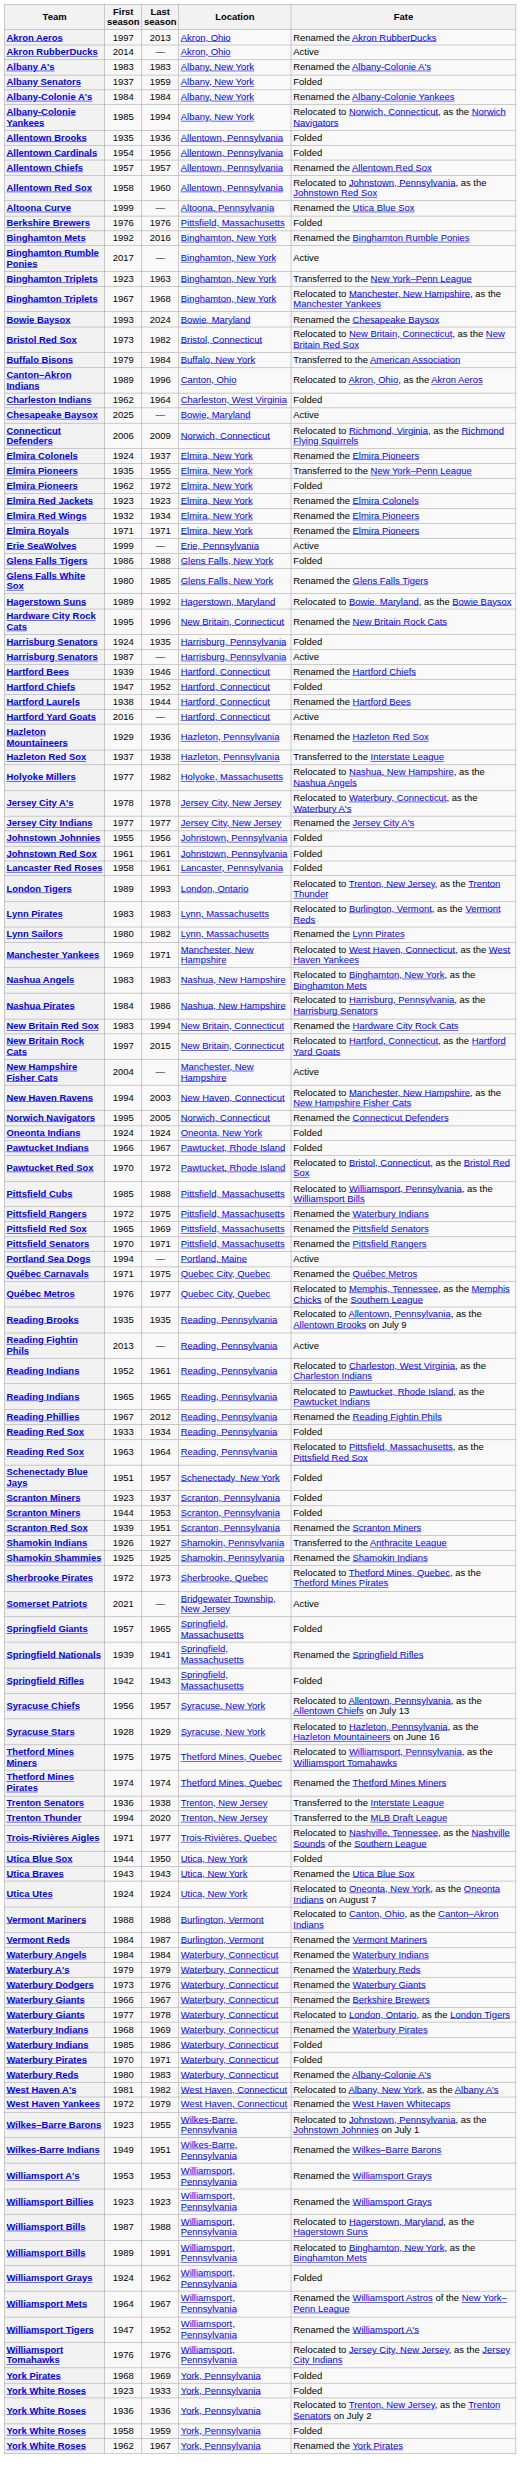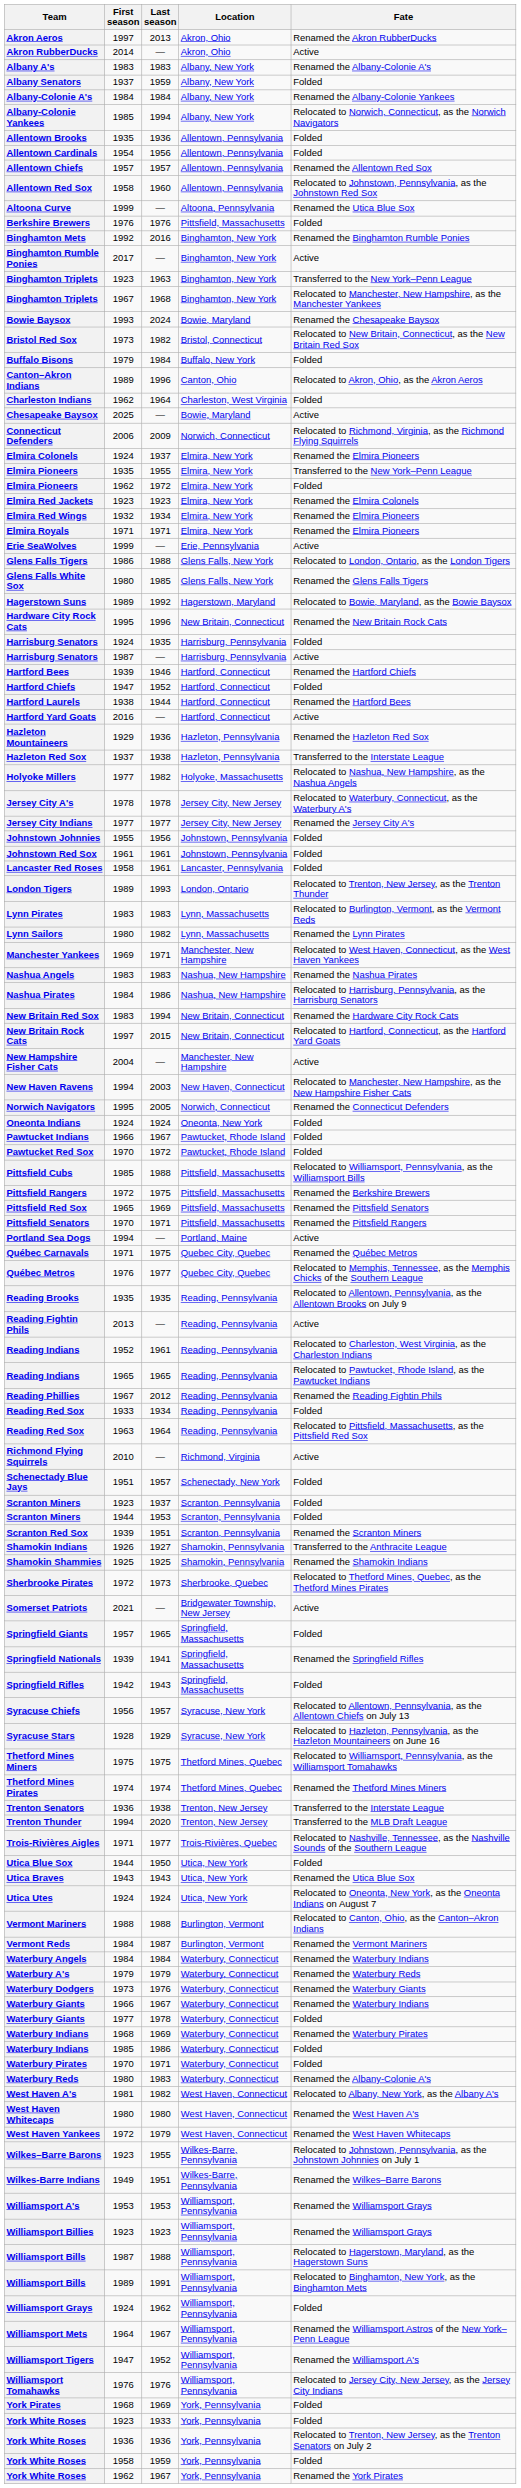(377, 360) Transferred to the American Association -> (308, 360) Folded
(308, 561) Folded -> (402, 561) Relocated to London, Ontario, as the London Tigers
(384, 980) Relocated to Binghamton, New York, as the Binghamton Mets -> (355, 975) Renamed the Nashua Pirates
(402, 1168) Relocated to Bristol, Connecticut, as the Bristol Red Sox -> (308, 1152) Folded
(361, 1214) Renamed the Waterbury Indians -> (361, 1193) Renamed the Berkshire Brewers
+ row: (45, 1456)
(361, 2000) Renamed the Berkshire Brewers -> (361, 2004) Renamed the Waterbury Indians
(402, 2015) Relocated to London, Ontario, as the London Tigers -> (308, 2019) Folded
+ row: (33, 2114)
